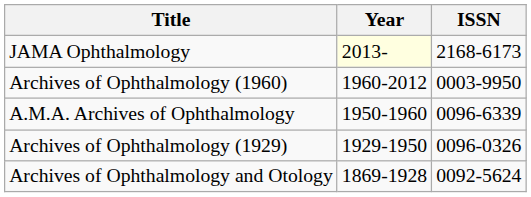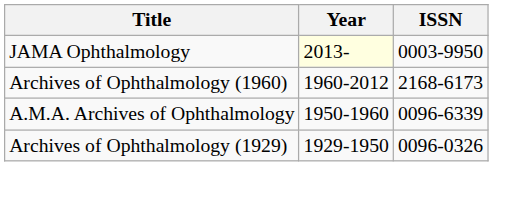(479, 51) 2168-6173 -> (441, 51) 0003-9950
(479, 82) 0003-9950 -> (441, 82) 2168-6173
- row: (171, 176)
